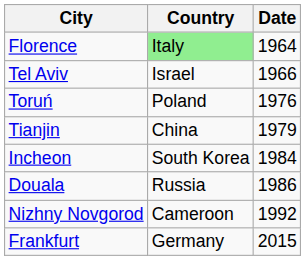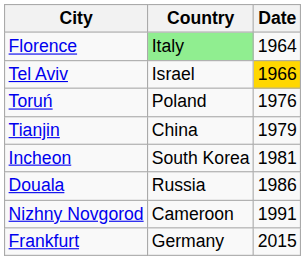(277, 74) no background -> (277, 74) gold background
(277, 158) 1984 -> (277, 158) 1981
(277, 213) 1992 -> (277, 213) 1991
